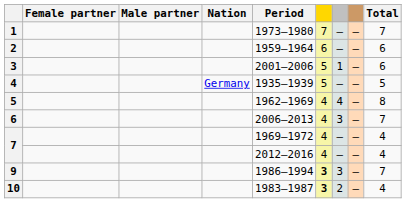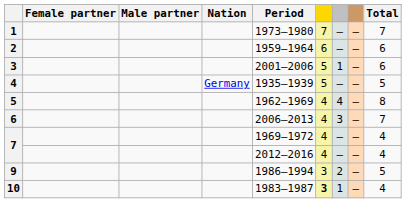(324, 171) bold -> (324, 171) normal
(340, 171) 3 -> (340, 171) 2
(383, 171) 7 -> (383, 171) 5
(340, 189) 2 -> (340, 189) 1
